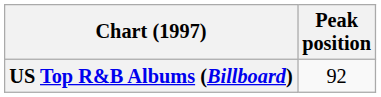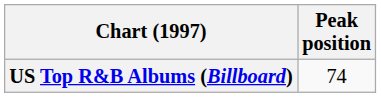(337, 75) 92 -> (337, 75) 74
